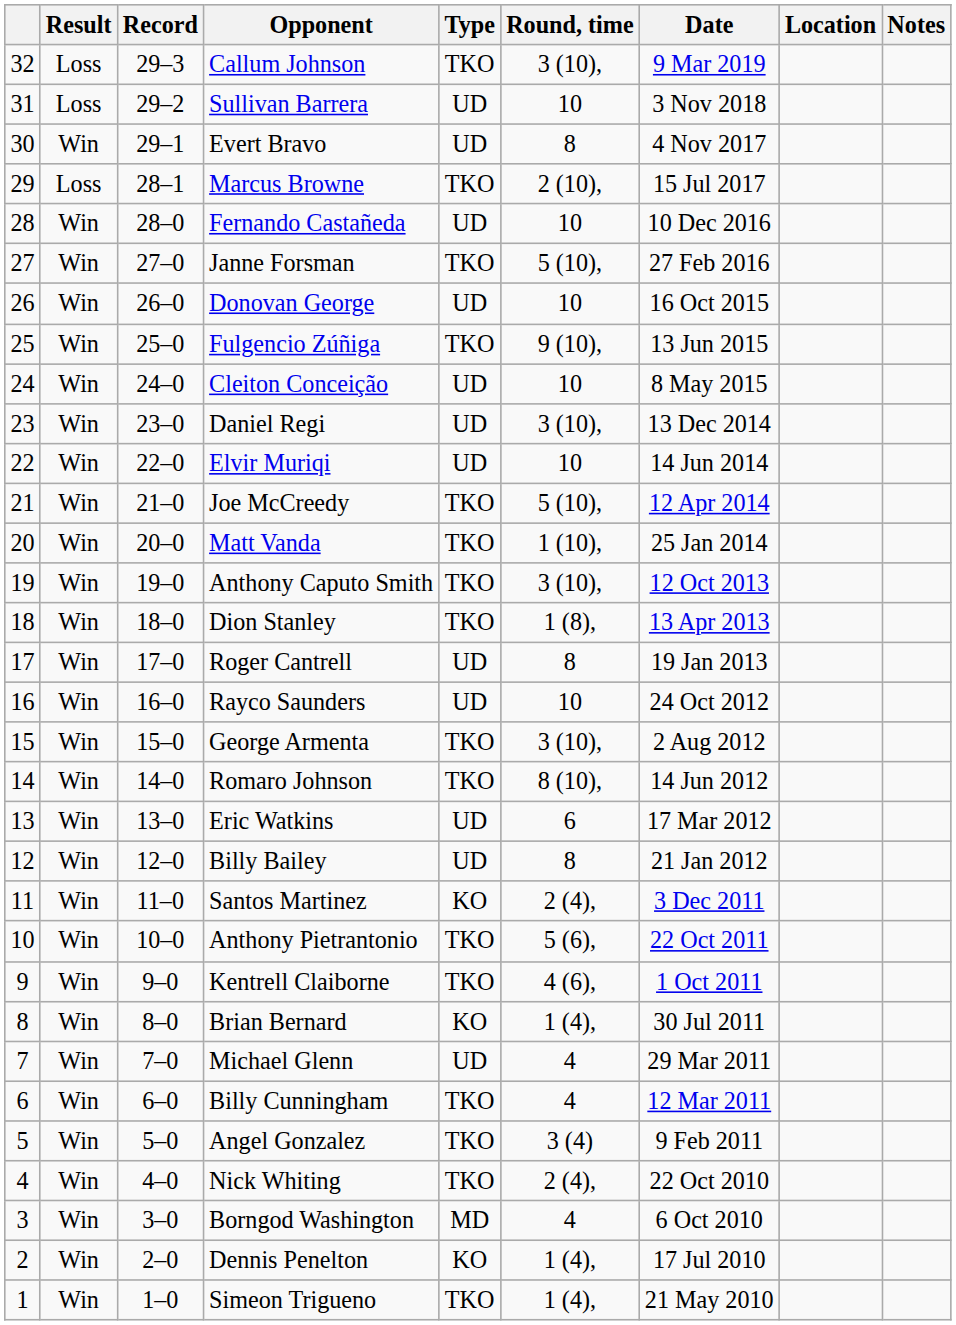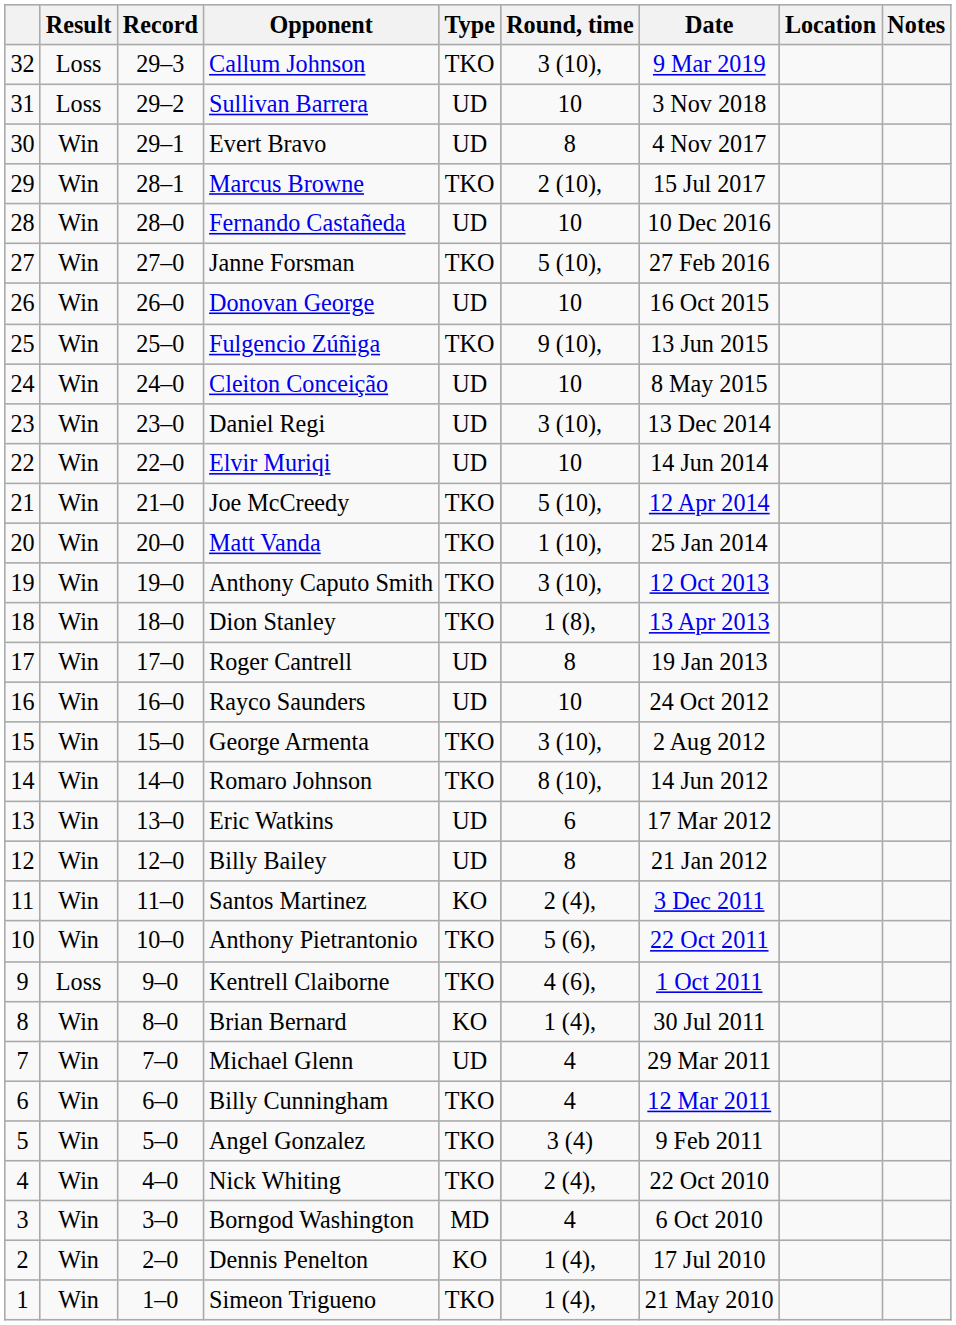(79, 184) Loss -> (79, 184) Win
(79, 980) Win -> (79, 980) Loss
